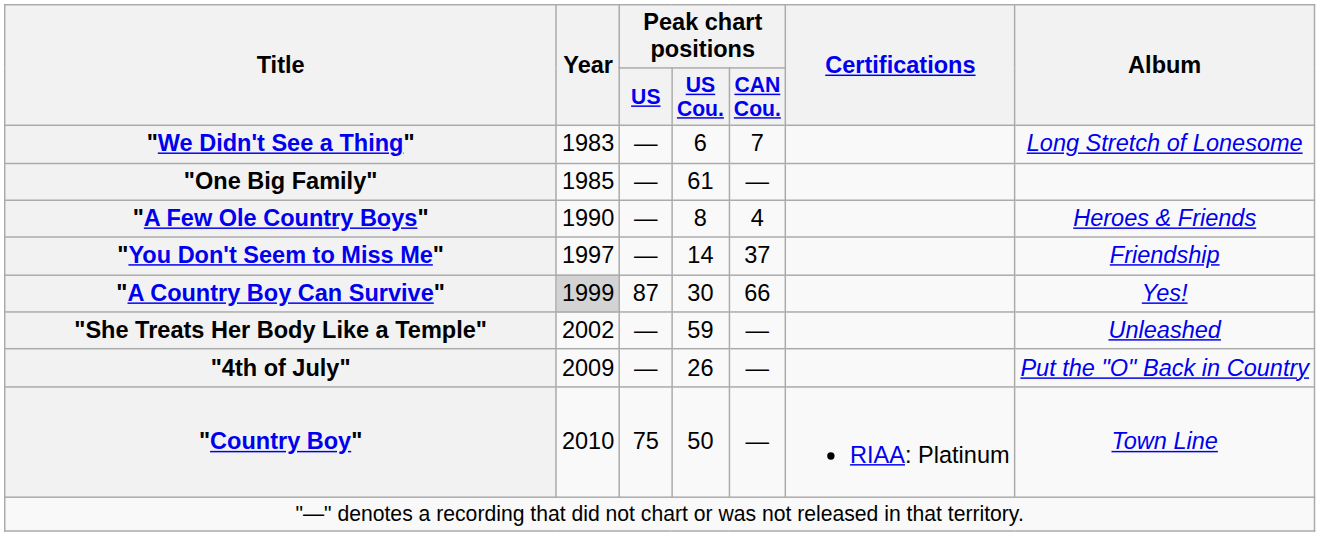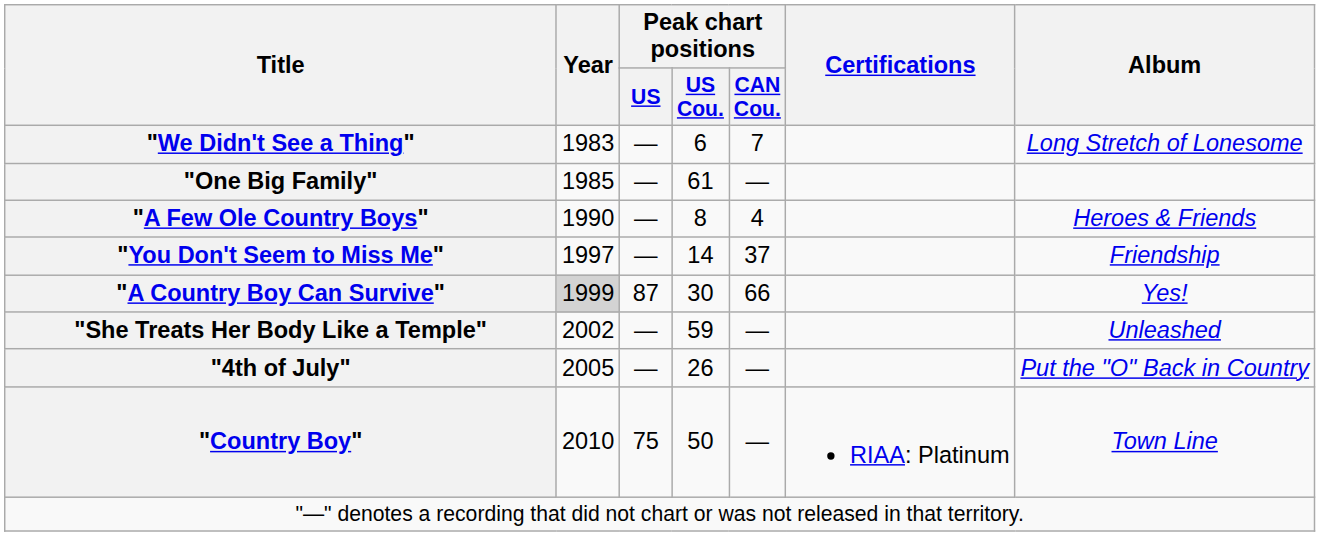(588, 367) 2009 -> (588, 367) 2005
